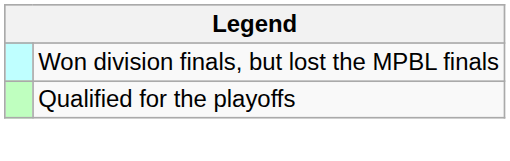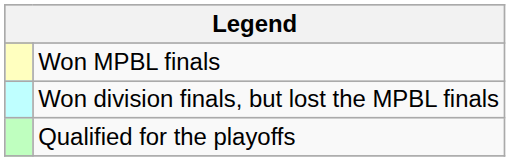+ row: (129, 62)
